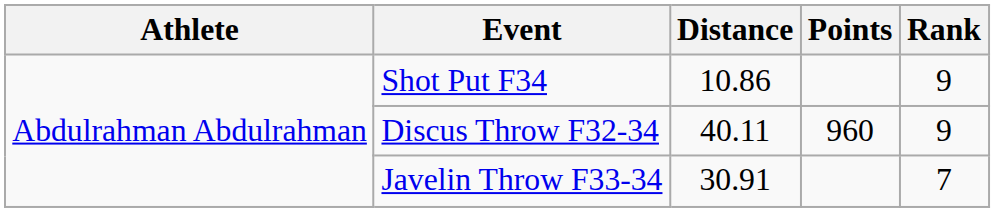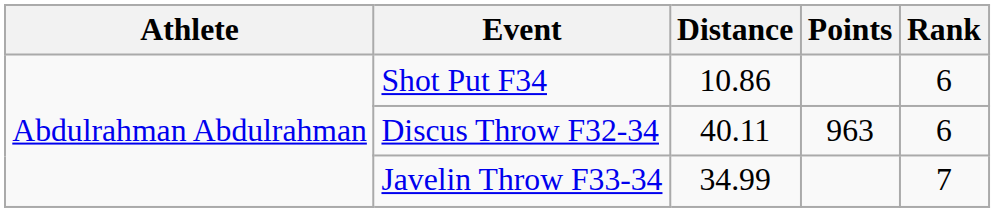(944, 79) 9 -> (944, 79) 6
(850, 130) 960 -> (850, 130) 963
(944, 130) 9 -> (944, 130) 6
(735, 180) 30.91 -> (735, 180) 34.99
